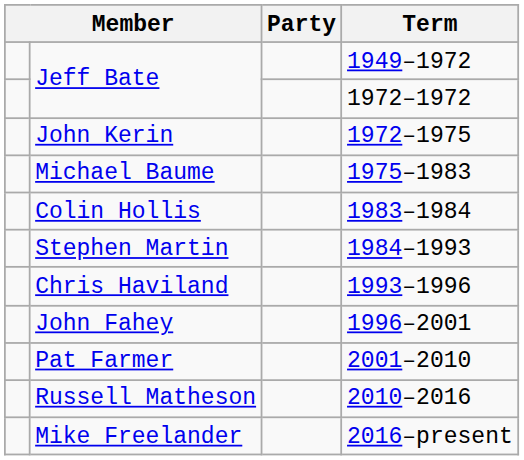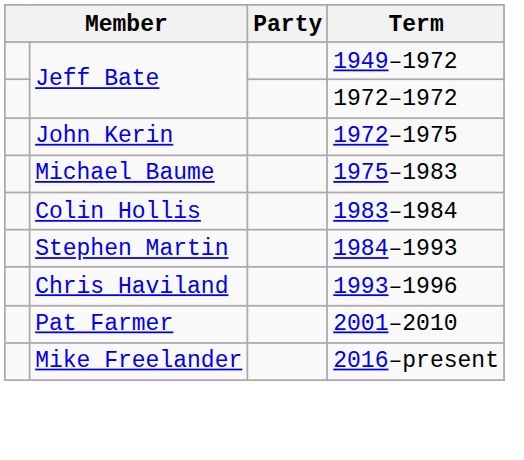- row: (104, 324)
- row: (146, 399)
